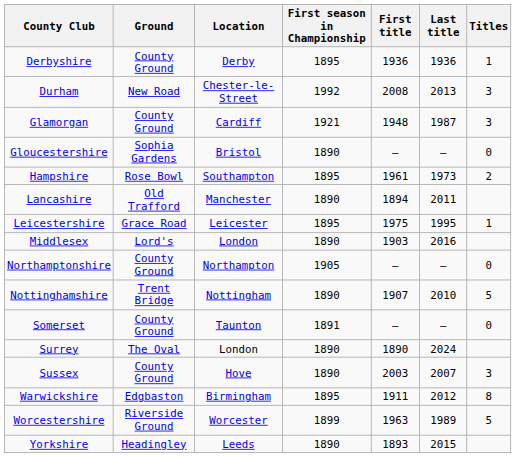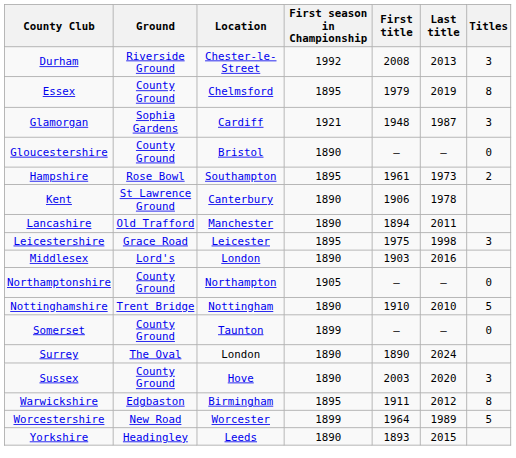- row: (59, 62)
(154, 92) New Road -> (155, 62) Riverside Ground
+ row: (59, 92)
(154, 122) County Ground -> (155, 122) Sophia Gardens
(154, 152) Sophia Gardens -> (155, 152) County Ground
+ row: (59, 200)
(443, 223) 1995 -> (443, 241) 1998
(489, 223) 1 -> (489, 241) 3
(395, 295) 1907 -> (396, 306) 1910
(327, 325) 1891 -> (328, 330) 1899
(443, 373) 2007 -> (443, 378) 2020
(154, 420) Riverside Ground -> (155, 419) New Road
(395, 420) 1963 -> (396, 419) 1964
